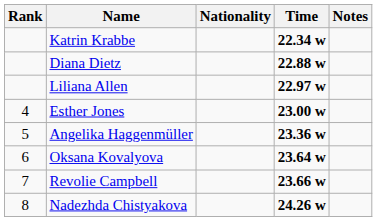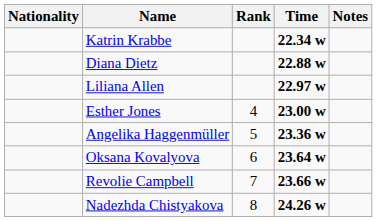columns swapped: (25, 16) <-> (235, 16)
